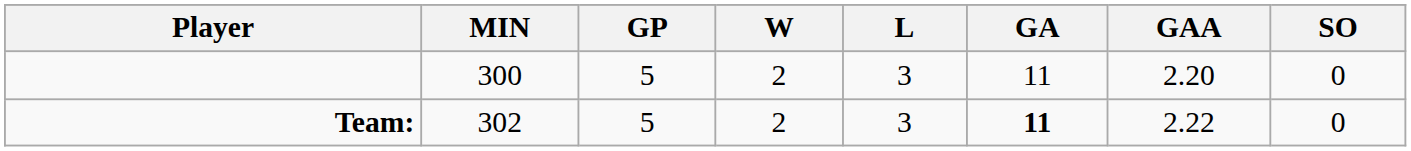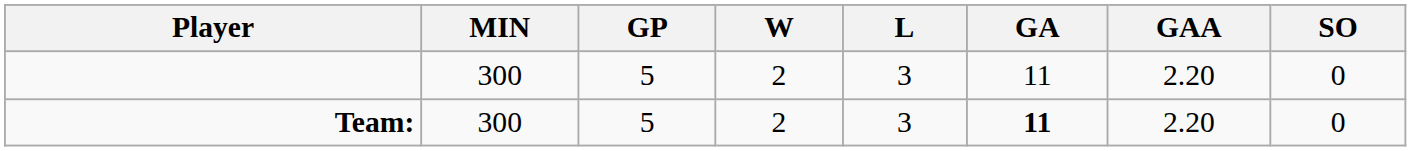(500, 121) 302 -> (500, 121) 300
(1189, 121) 2.22 -> (1189, 121) 2.20
